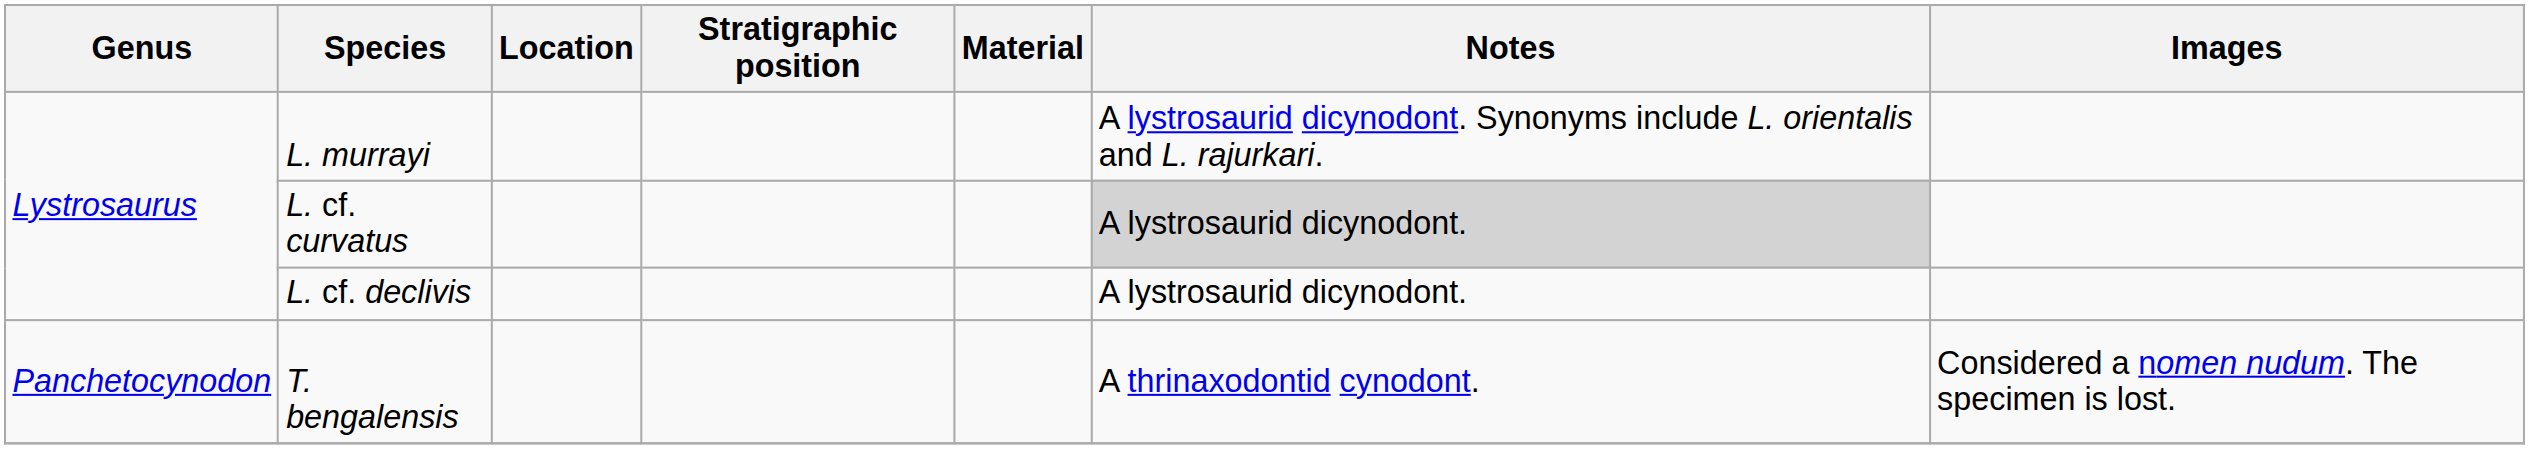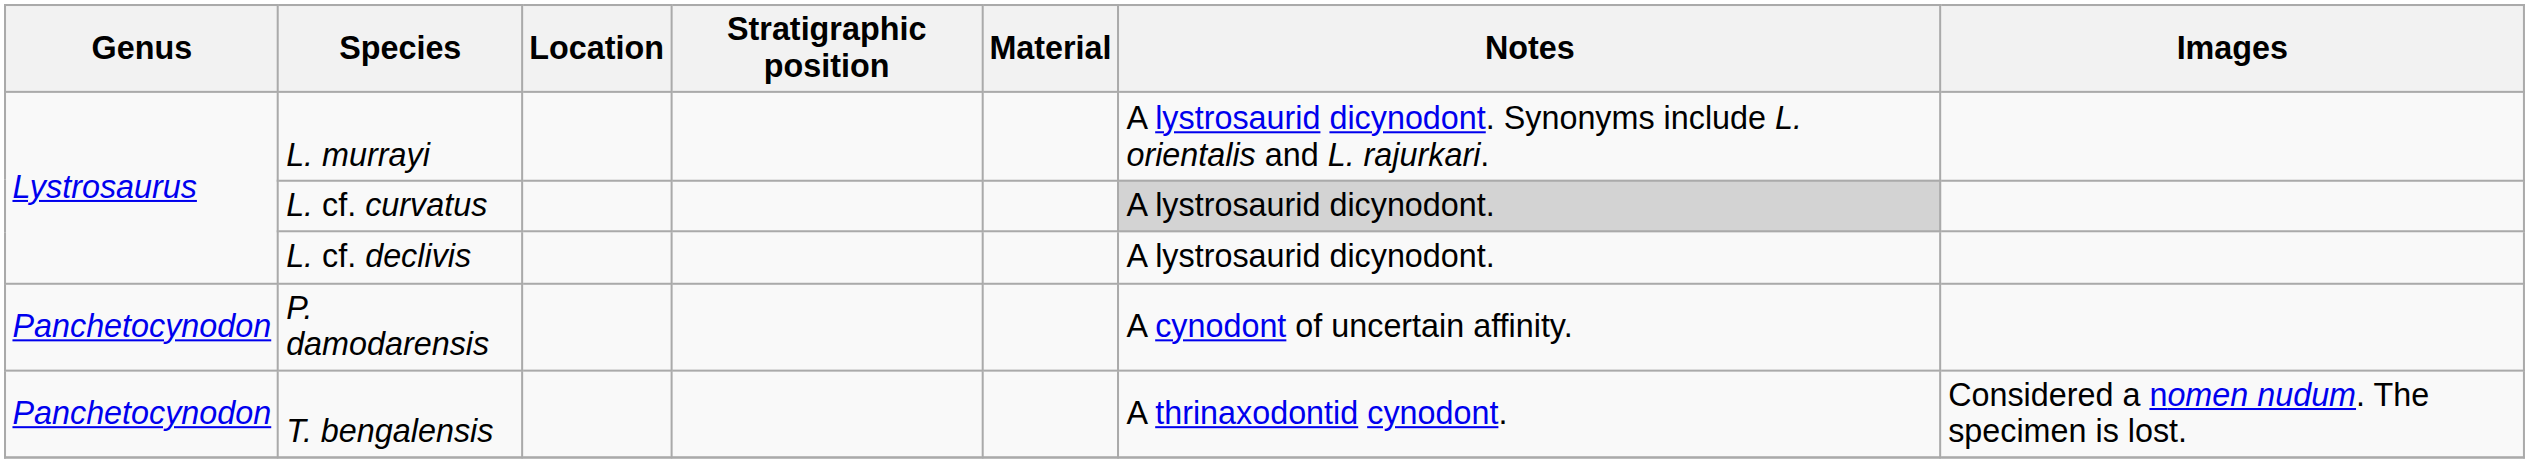+ row: (388, 326)
